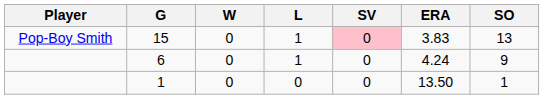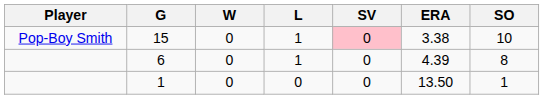(436, 37) 3.83 -> (436, 37) 3.38
(504, 37) 13 -> (504, 37) 10
(436, 60) 4.24 -> (436, 60) 4.39
(504, 60) 9 -> (504, 60) 8
